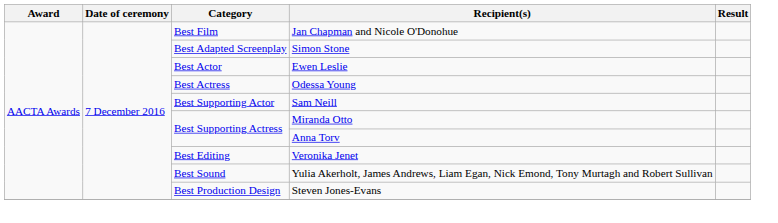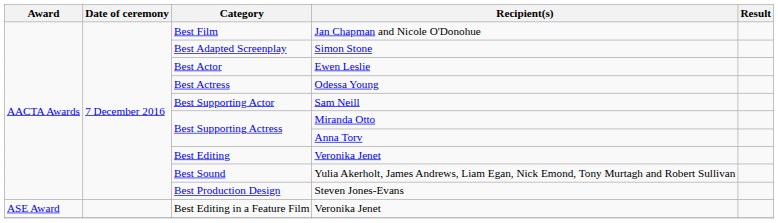+ row: (242, 208)
